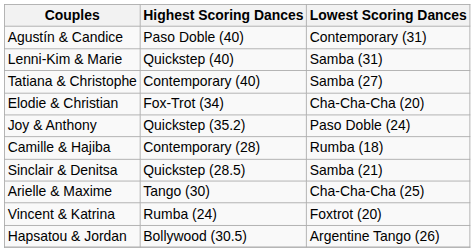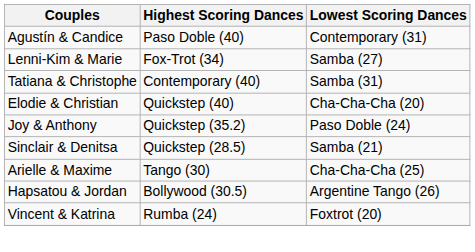(189, 59) Quickstep (40) -> (184, 59) Fox-Trot (34)
(346, 59) Samba (31) -> (346, 59) Samba (27)
(346, 81) Samba (27) -> (346, 81) Samba (31)
(184, 103) Fox-Trot (34) -> (189, 103) Quickstep (40)
- row: (59, 147)
rows swapped: (67, 236) <-> (61, 214)
